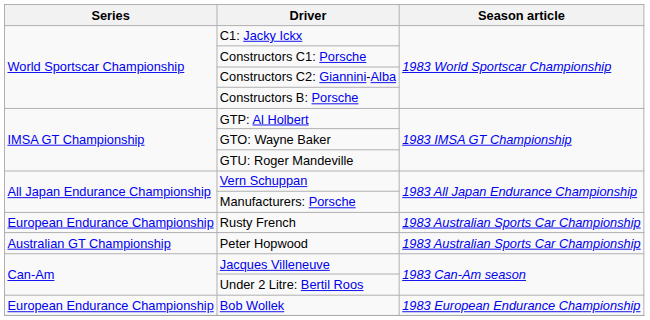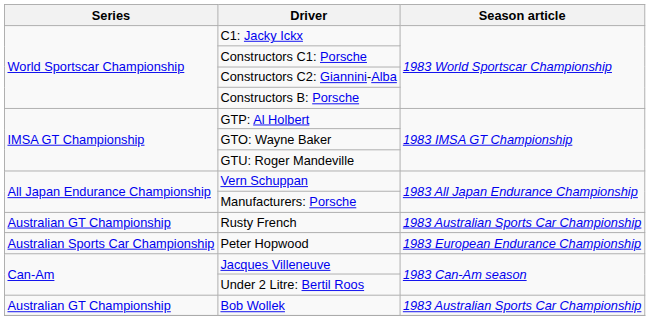(111, 222) European Endurance Championship -> (89, 222) Australian GT Championship
(89, 243) Australian GT Championship -> (111, 243) Australian Sports Car Championship
(521, 243) 1983 Australian Sports Car Championship -> (522, 243) 1983 European Endurance Championship
(111, 305) European Endurance Championship -> (89, 305) Australian GT Championship
(521, 305) 1983 European Endurance Championship -> (522, 305) 1983 Australian Sports Car Championship
